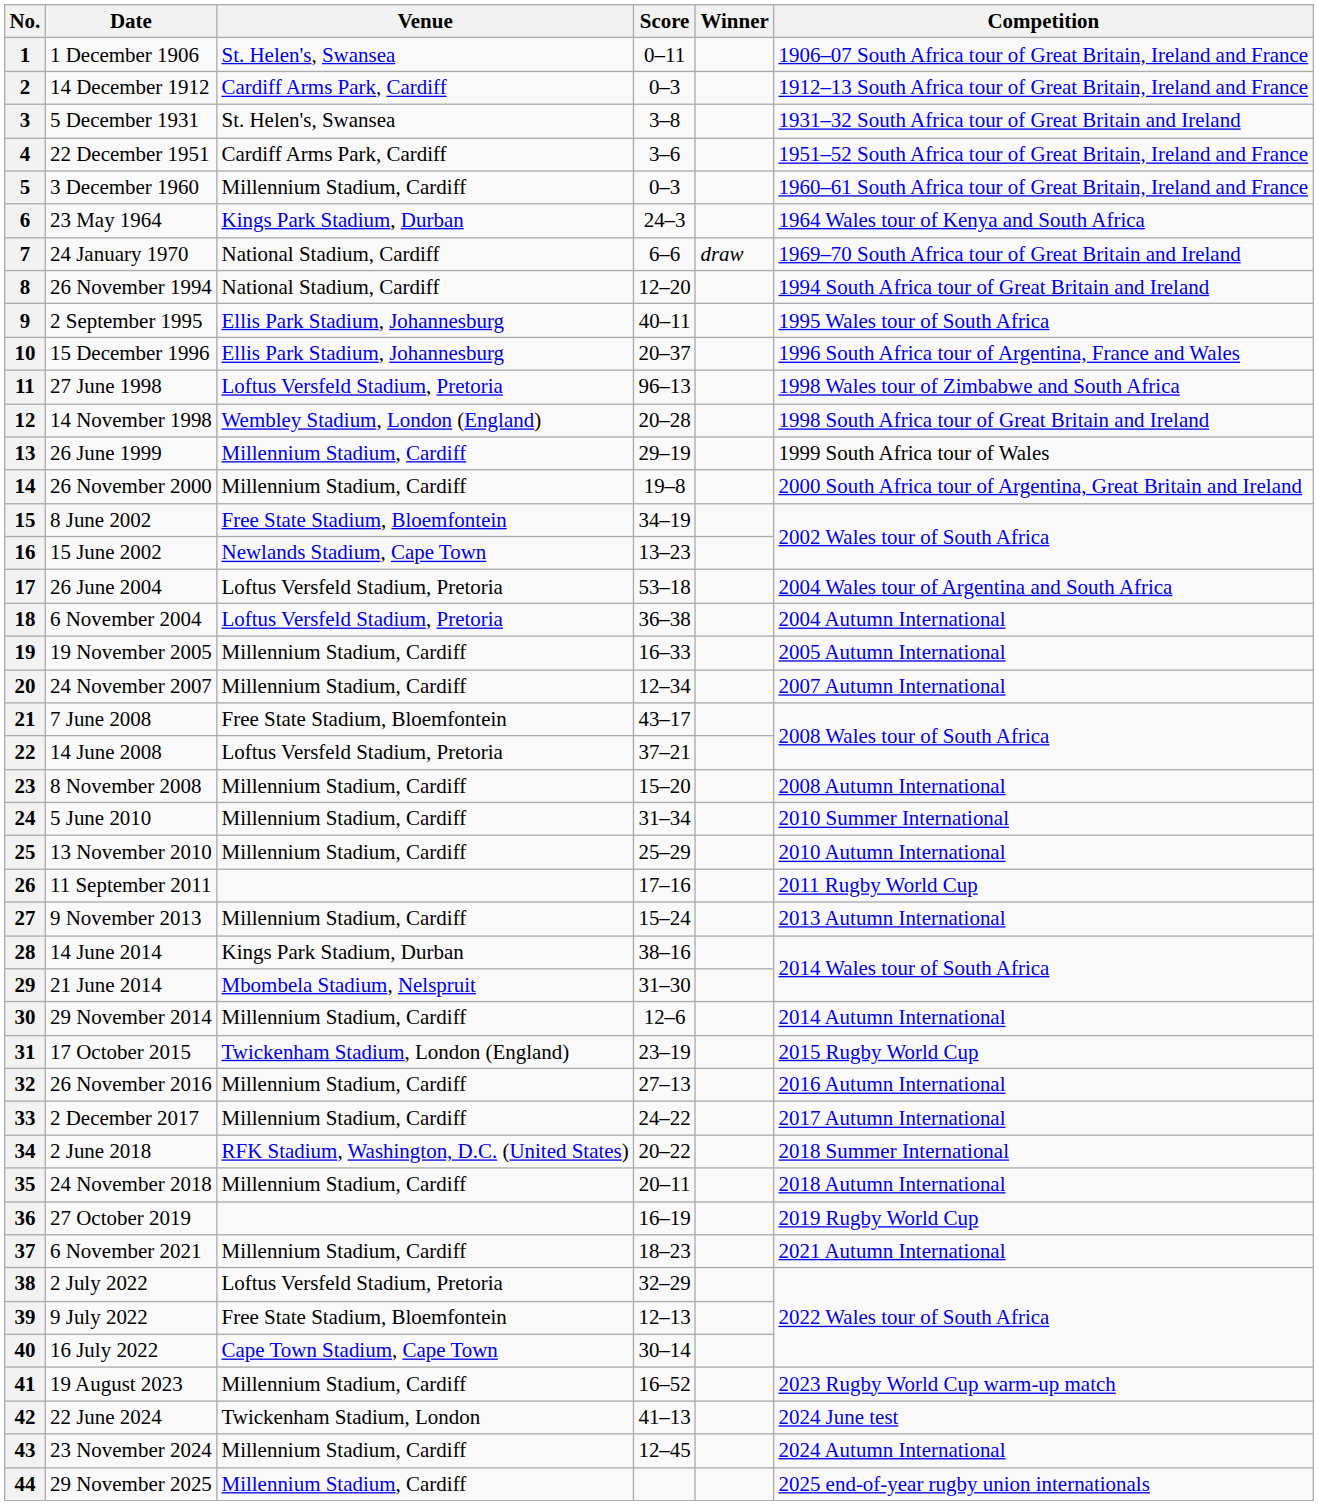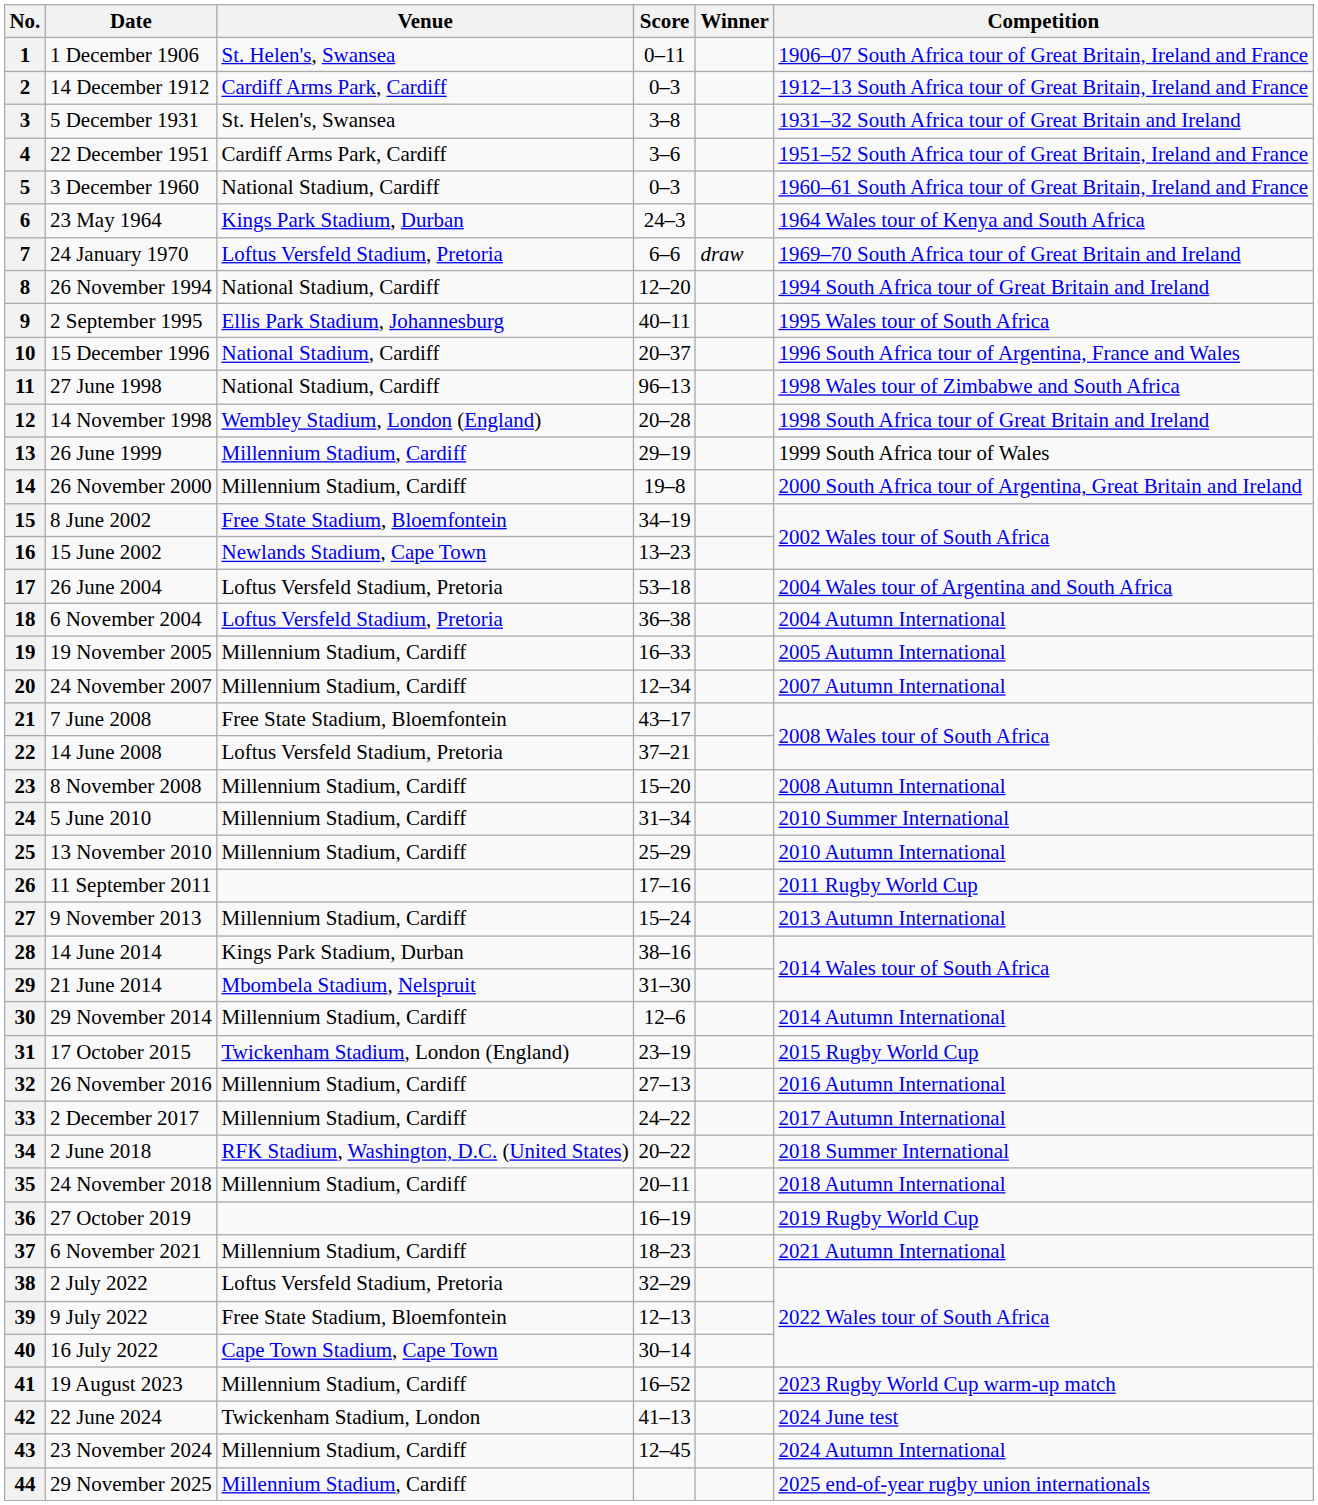(344, 187) Millennium Stadium, Cardiff -> (330, 187) National Stadium, Cardiff
(330, 253) National Stadium, Cardiff -> (362, 253) Loftus Versfeld Stadium, Pretoria
(363, 353) Ellis Park Stadium, Johannesburg -> (330, 353) National Stadium, Cardiff
(362, 386) Loftus Versfeld Stadium, Pretoria -> (330, 386) National Stadium, Cardiff
